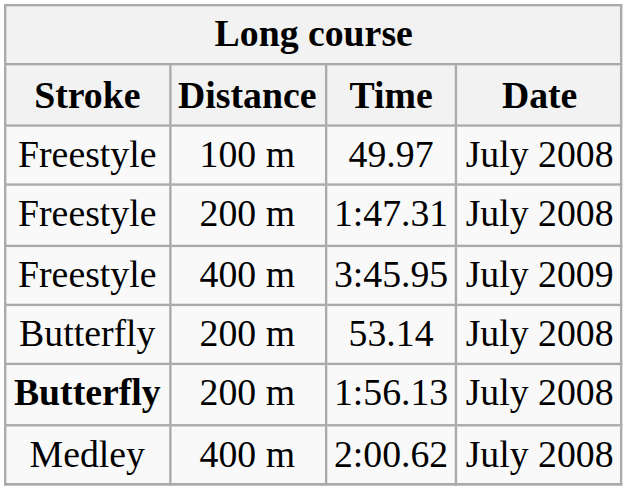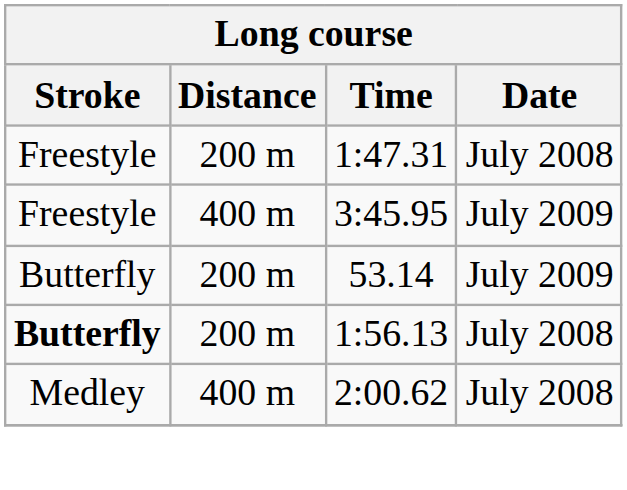- row: (391, 154)
(540, 333) July 2008 -> (540, 273) July 2009
